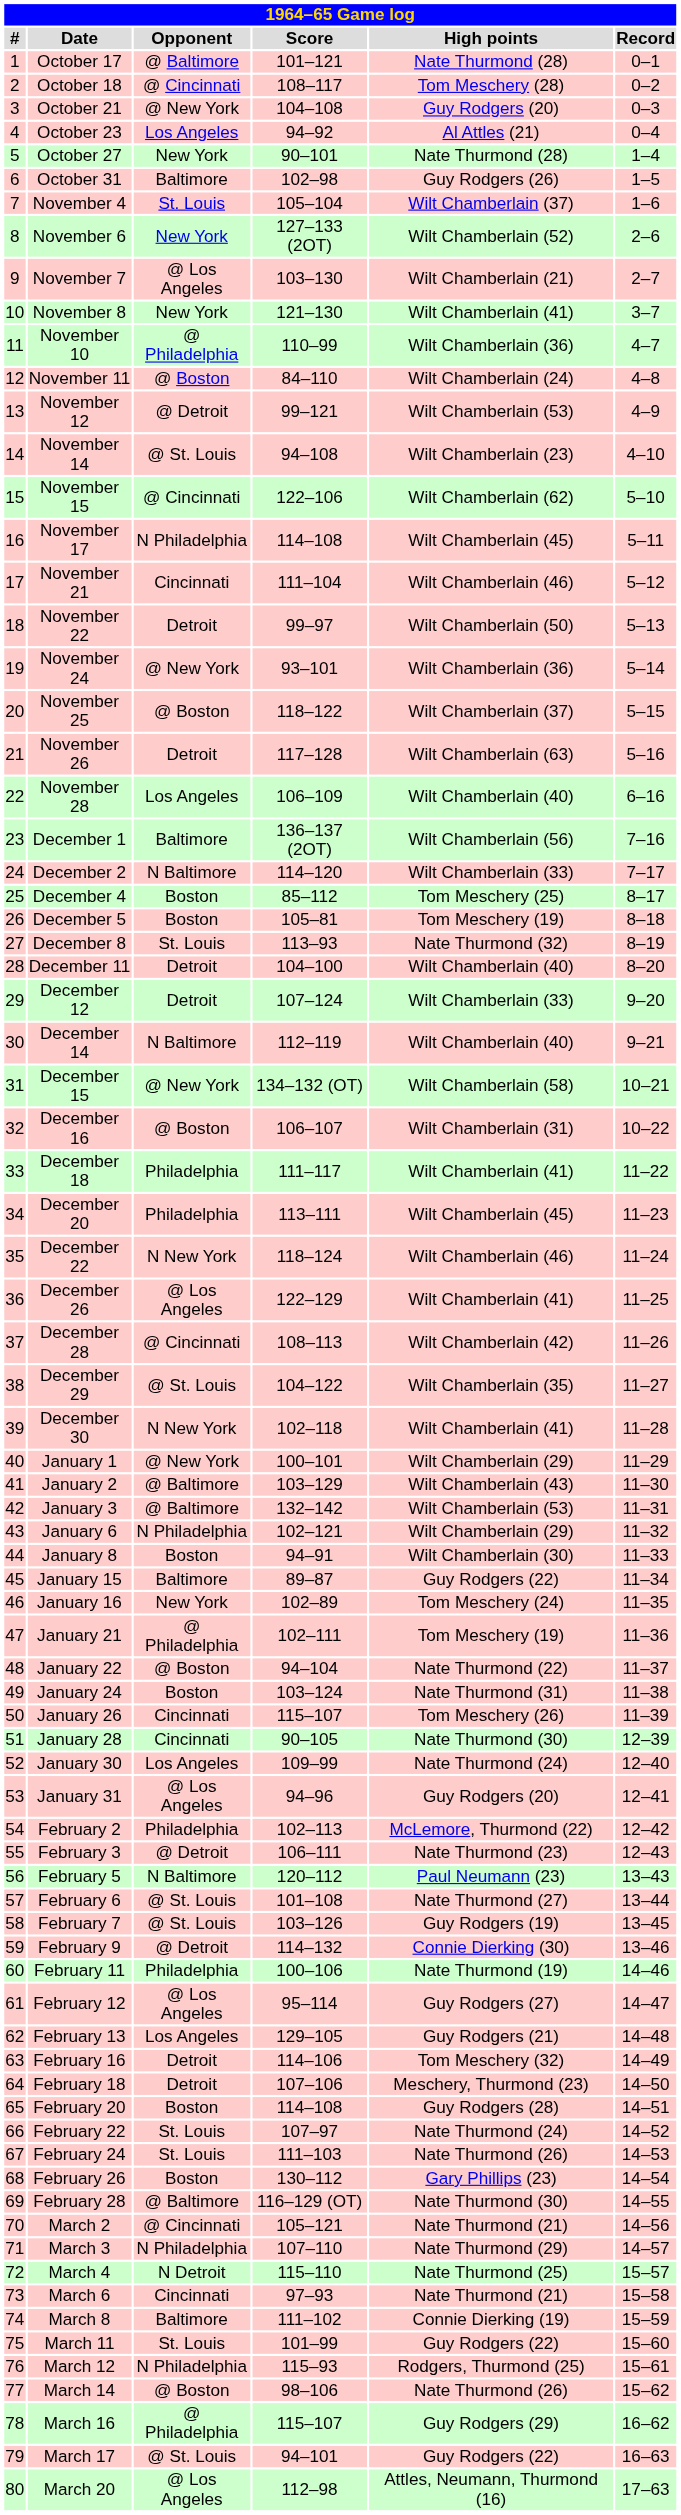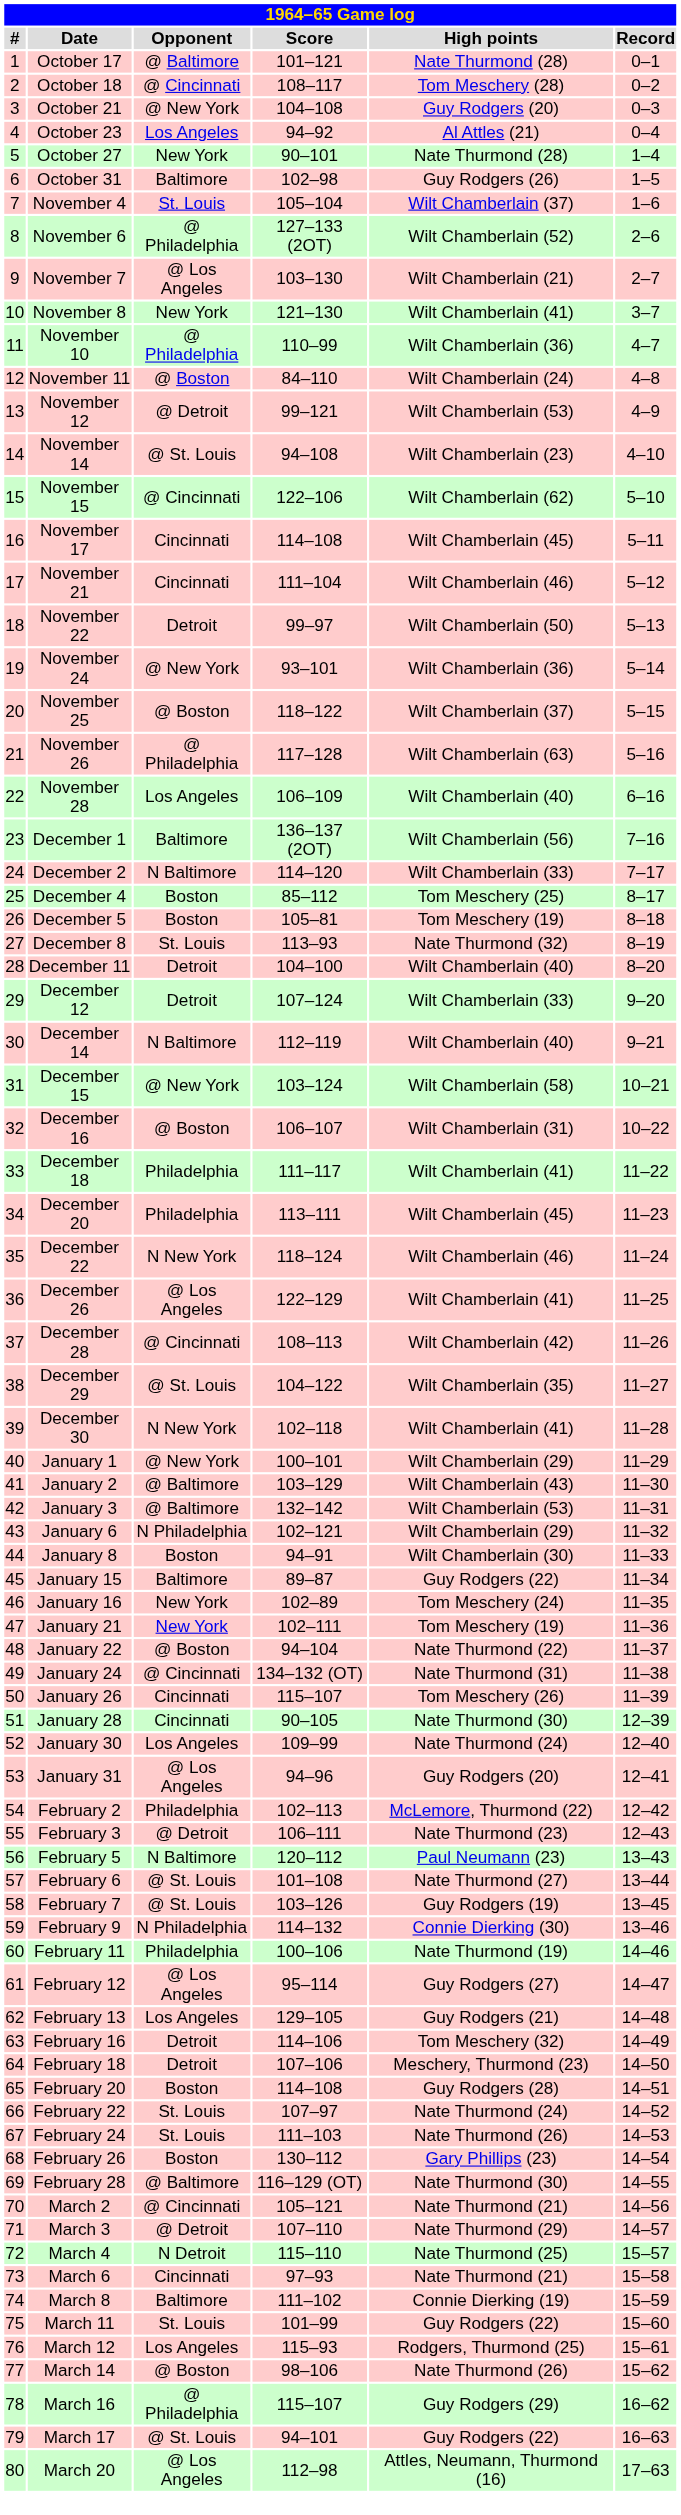(192, 236) New York -> (192, 236) @ Philadelphia
(192, 540) N Philadelphia -> (192, 540) Cincinnati
(192, 754) Detroit -> (192, 754) @ Philadelphia
(310, 1085) 134–132 (OT) -> (310, 1085) 103–124
(192, 1635) @ Philadelphia -> (192, 1626) New York
(192, 1692) Boston -> (192, 1673) @ Cincinnati
(310, 1692) 103–124 -> (310, 1673) 134–132 (OT)
(192, 1947) @ Detroit -> (192, 1927) N Philadelphia
(192, 2248) N Philadelphia -> (192, 2229) @ Detroit
(192, 2366) N Philadelphia -> (192, 2347) Los Angeles
